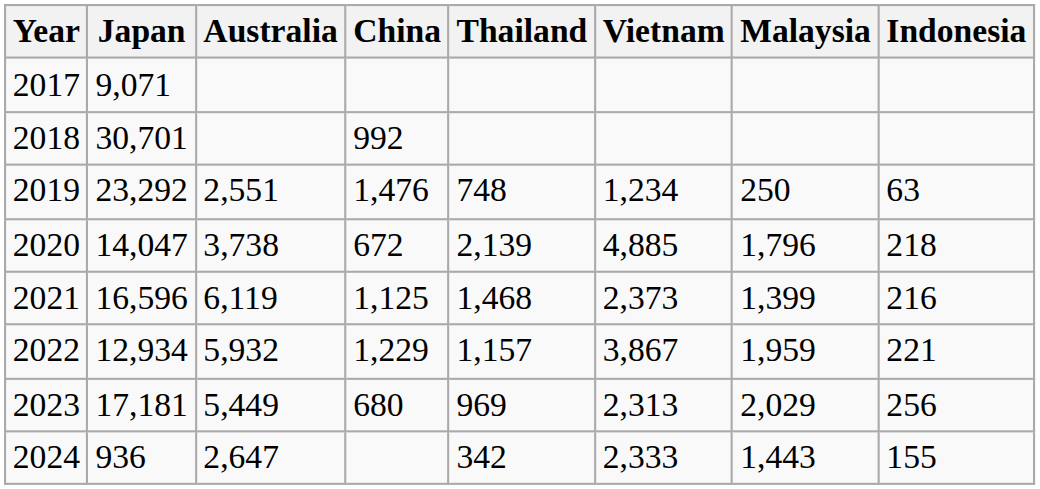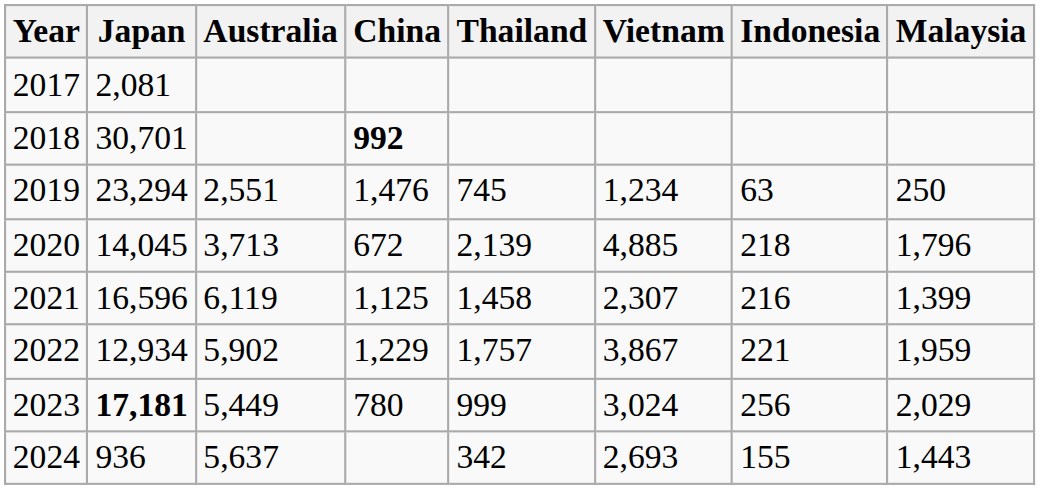columns swapped: (806, 31) <-> (956, 31)
(133, 84) 9,071 -> (133, 84) 2,081
(378, 137) normal -> (378, 137) bold
(142, 191) 23,292 -> (142, 191) 23,294
(482, 191) 748 -> (482, 191) 745
(142, 244) 14,047 -> (142, 244) 14,045
(241, 244) 3,738 -> (241, 244) 3,713
(494, 297) 1,468 -> (494, 297) 1,458
(641, 297) 2,373 -> (641, 297) 2,307
(241, 350) 5,932 -> (241, 350) 5,902
(494, 350) 1,157 -> (494, 350) 1,757
(142, 404) normal -> (142, 404) bold
(378, 404) 680 -> (378, 404) 780
(482, 404) 969 -> (482, 404) 999
(641, 404) 2,313 -> (641, 404) 3,024
(241, 457) 2,647 -> (241, 457) 5,637
(641, 457) 2,333 -> (641, 457) 2,693
